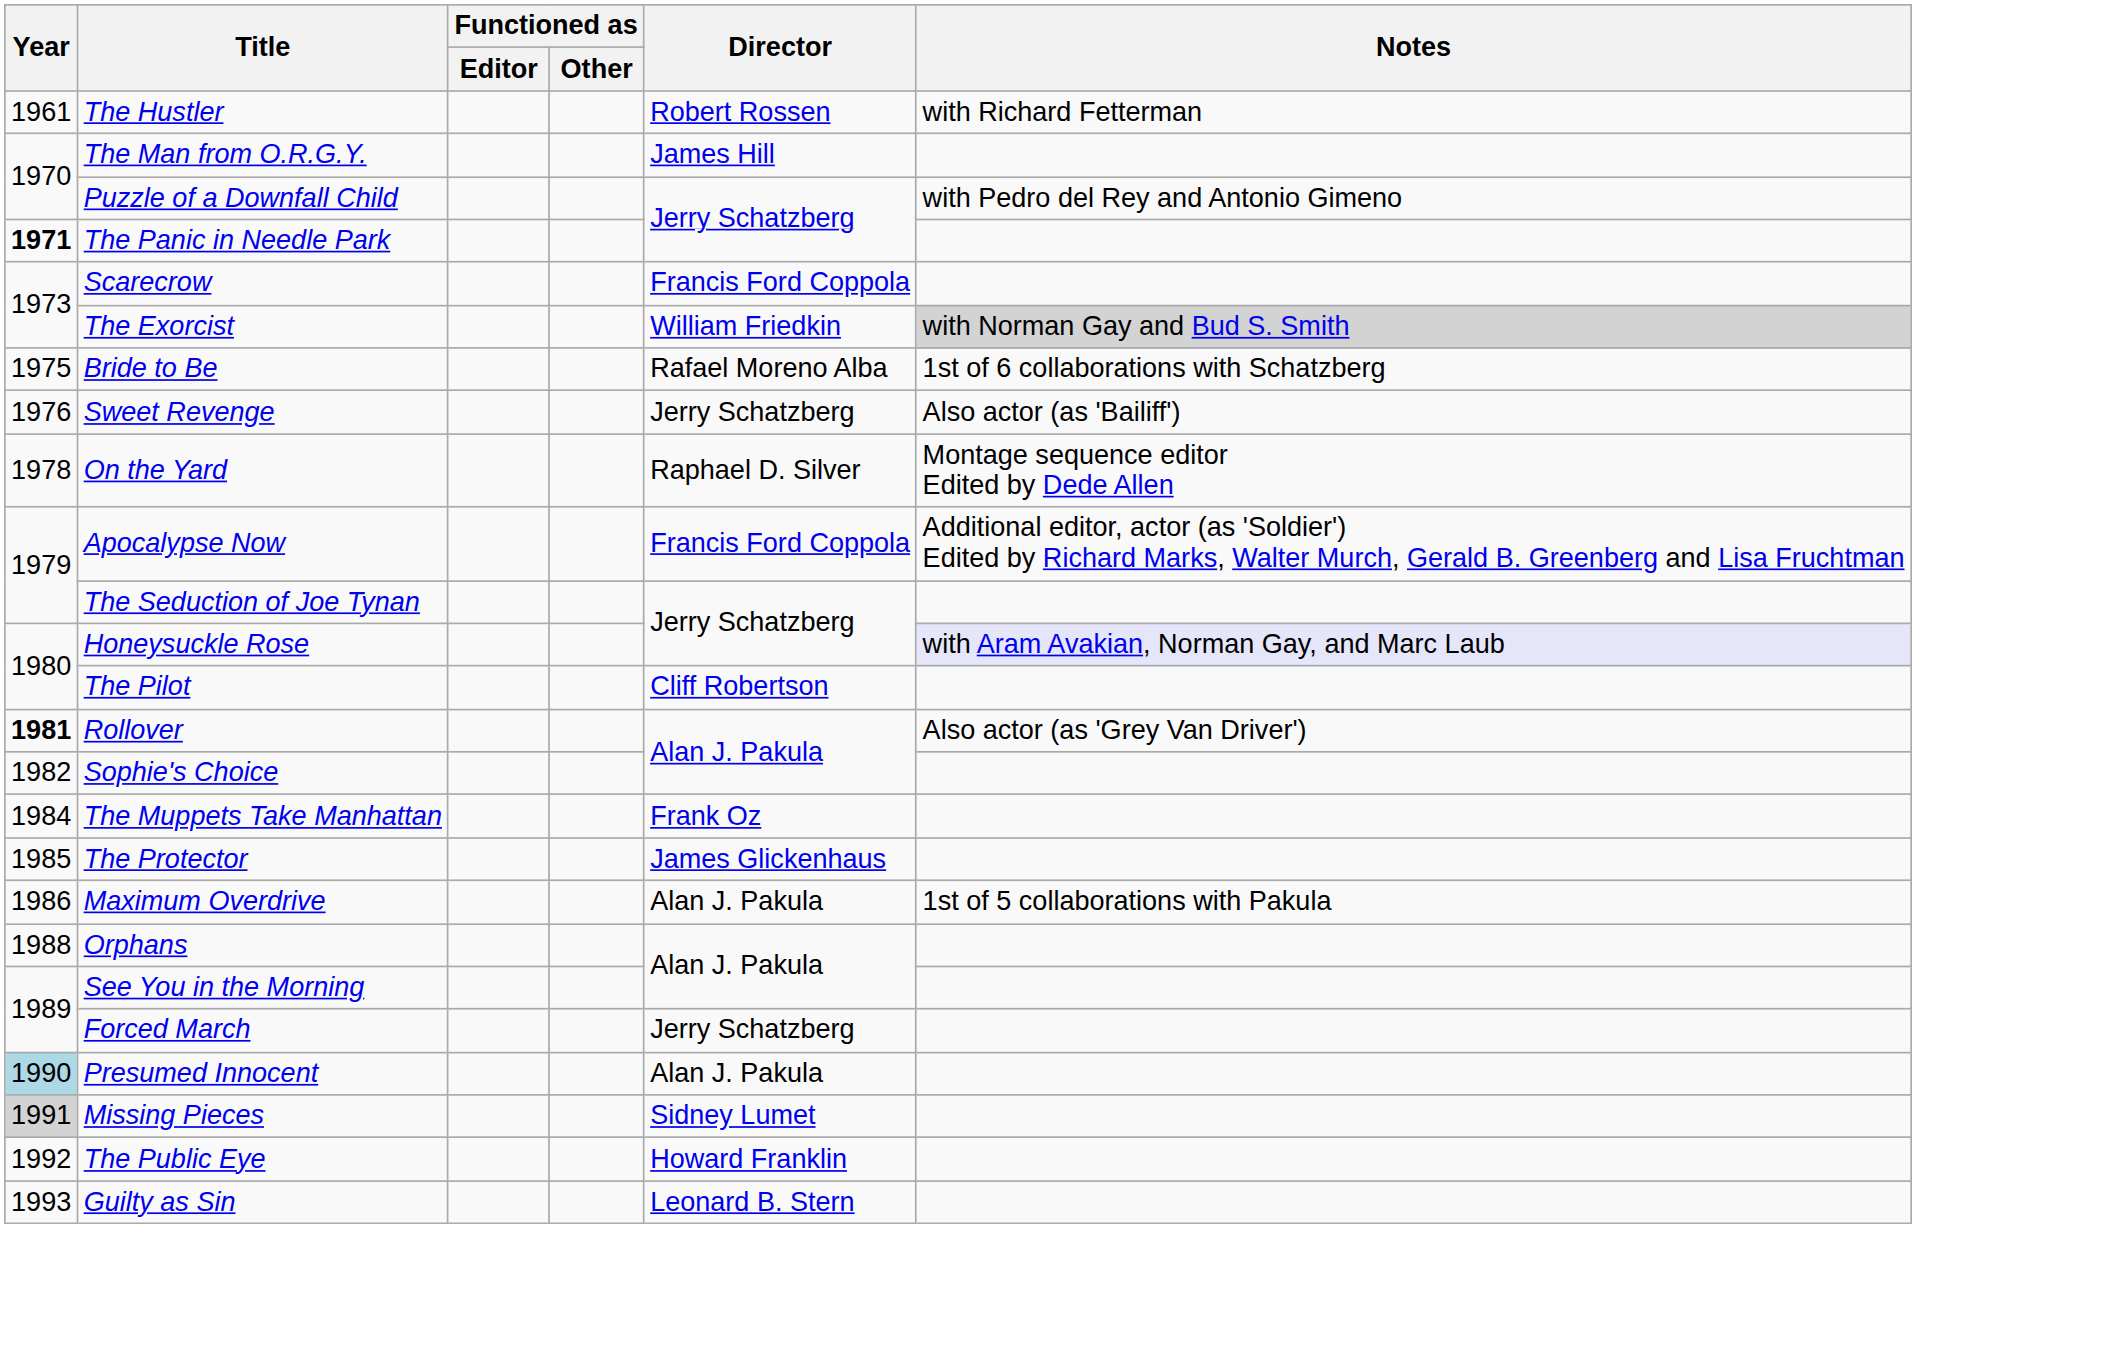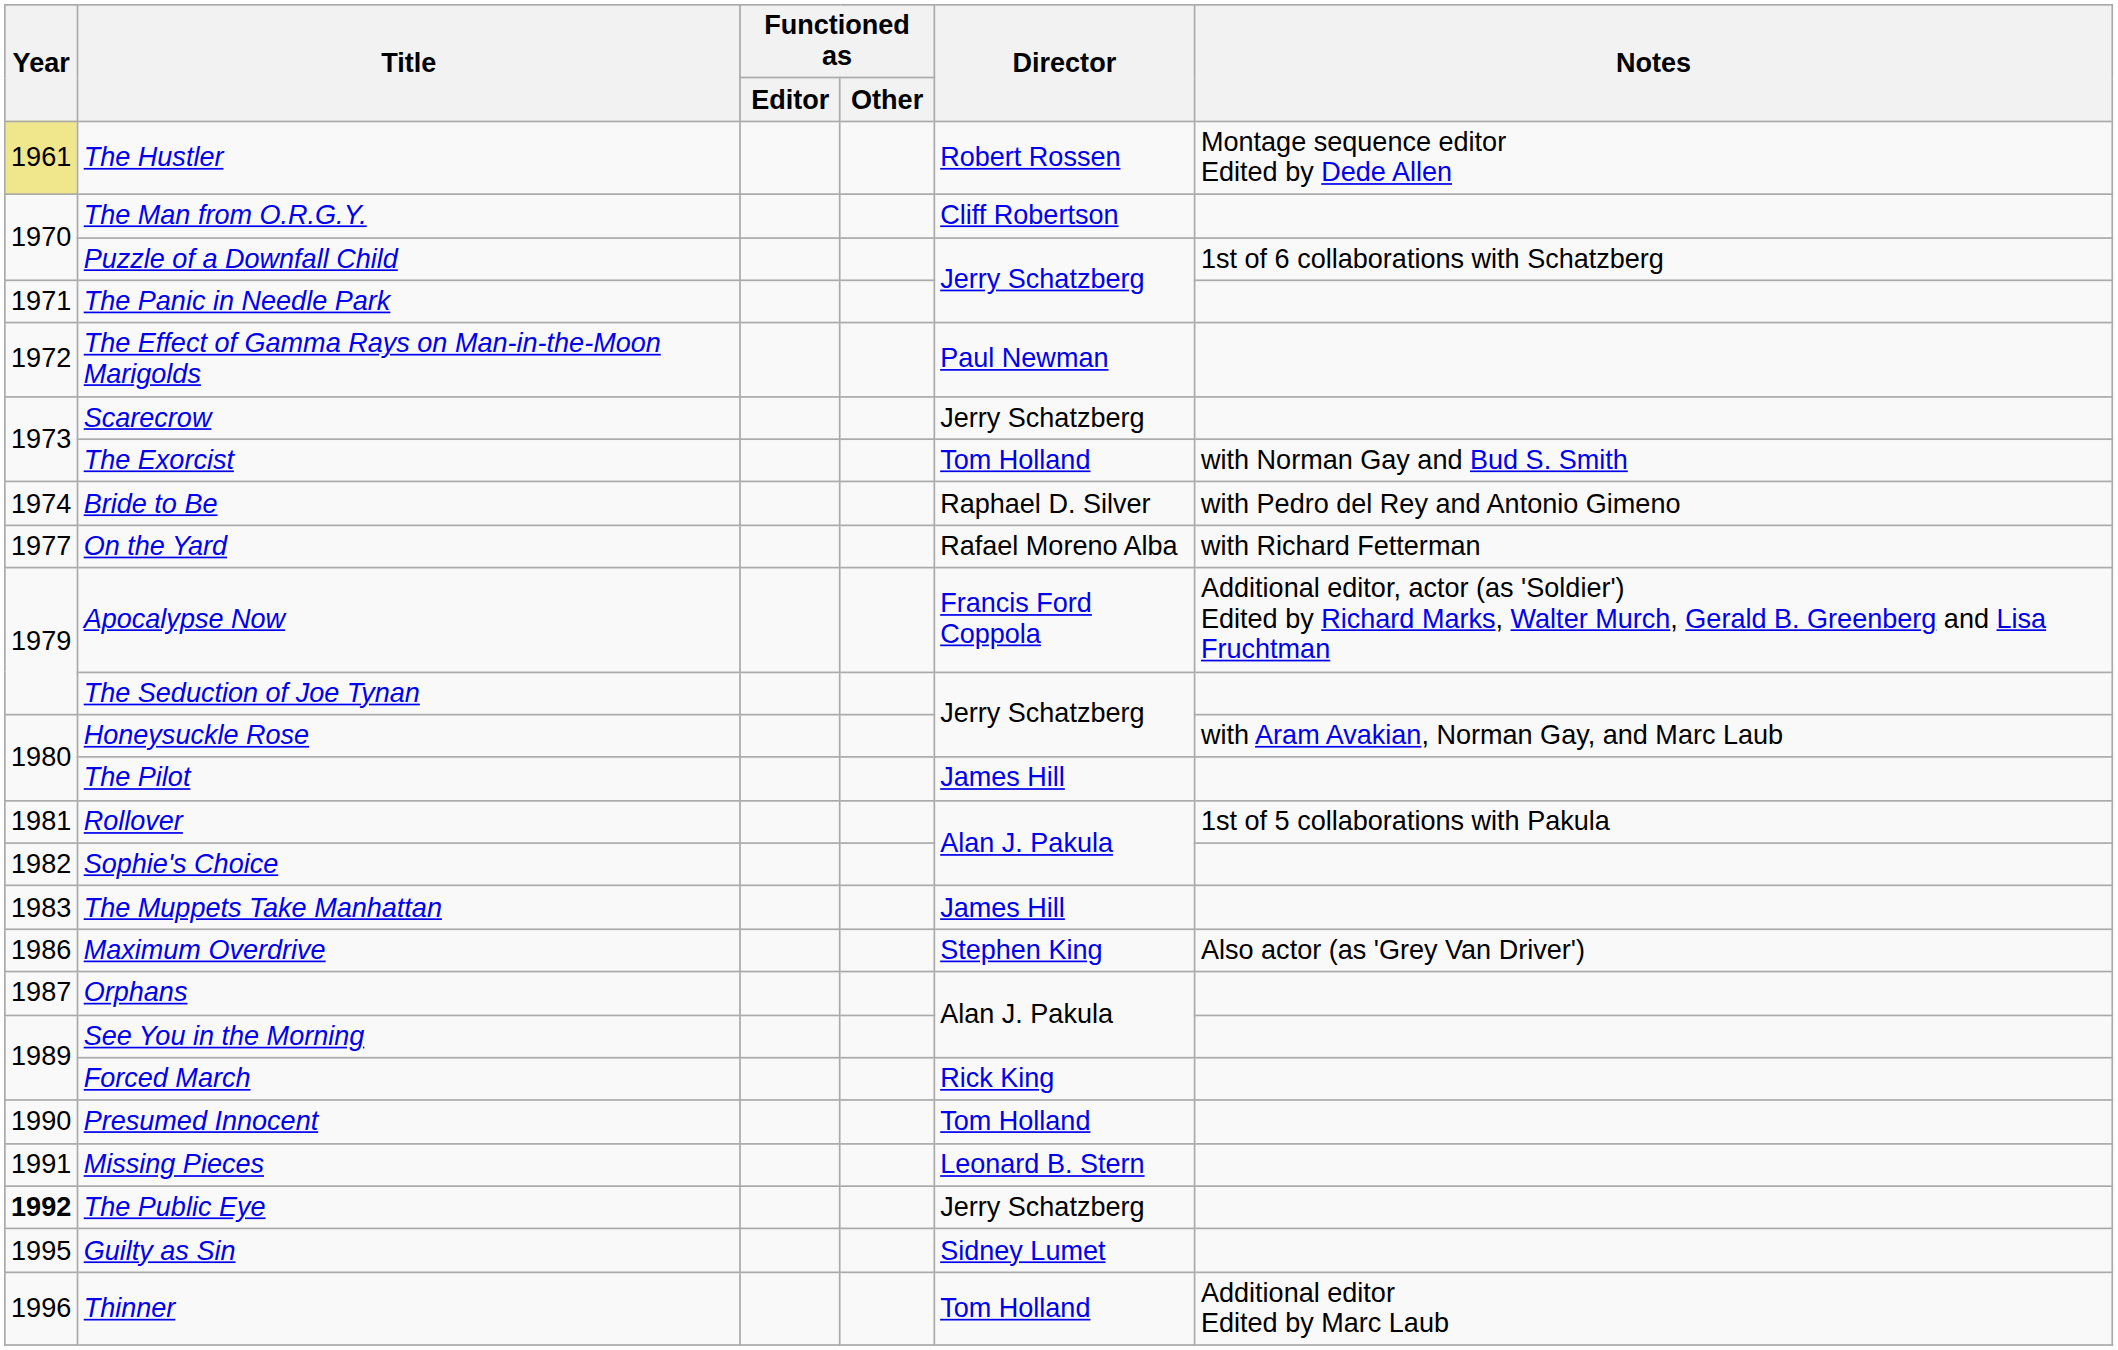(41, 111) no background -> (41, 157) khaki background
(1062, 111) with Richard Fetterman -> (1354, 157) Montage sequence editor Edited by Dede Allen
(713, 154) James Hill -> (1029, 215) Cliff Robertson
(1162, 197) with Pedro del Rey and Antonio Gimeno -> (1432, 258) 1st of 6 collaborations with Schatzberg
(41, 240) bold -> (41, 301) normal
+ row: (372, 359)
(780, 283) Francis Ford Coppola -> (1042, 417) Jerry Schatzberg
(746, 326) William Friedkin -> (1015, 460) Tom Holland
(1136, 326) lightgrey background -> (1414, 460) no background
(41, 369) 1975 -> (41, 503) 1974
(769, 369) Rafael Moreno Alba -> (1045, 503) Raphael D. Silver
(1154, 369) 1st of 6 collaborations with Schatzberg -> (1441, 503) with Pedro del Rey and Antonio Gimeno
- row: (179, 411)
(41, 469) 1978 -> (41, 546) 1977
(755, 469) Raphael D. Silver -> (1059, 546) Rafael Moreno Alba
(1075, 469) Montage sequence editor Edited by Dede Allen -> (1341, 546) with Richard Fetterman
(1214, 644) lavender background -> (1492, 735) no background
(739, 687) Cliff Robertson -> (1003, 778) James Hill
(41, 730) bold -> (41, 821) normal
(1115, 730) Also actor (as 'Grey Van Driver') -> (1405, 821) 1st of 5 collaborations with Pakula
(41, 815) 1984 -> (41, 907) 1983
(706, 815) Frank Oz -> (1003, 907) James Hill
- row: (166, 858)
(737, 901) Alan J. Pakula -> (1021, 949) Stephen King
(1127, 901) 1st of 5 collaborations with Pakula -> (1393, 949) Also actor (as 'Grey Van Driver')
(41, 944) 1988 -> (41, 992) 1987
(752, 1030) Jerry Schatzberg -> (997, 1078) Rick King
(41, 1073) lightblue background -> (41, 1121) no background
(737, 1073) Alan J. Pakula -> (1015, 1121) Tom Holland
(41, 1115) lightgrey background -> (41, 1164) no background
(733, 1115) Sidney Lumet -> (1042, 1164) Leonard B. Stern
(41, 1158) normal -> (41, 1207) bold
(749, 1158) Howard Franklin -> (1042, 1207) Jerry Schatzberg
(41, 1201) 1993 -> (41, 1250) 1995
(752, 1201) Leonard B. Stern -> (1023, 1250) Sidney Lumet
+ row: (130, 1308)
